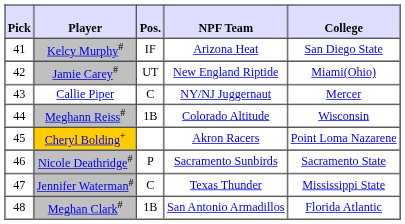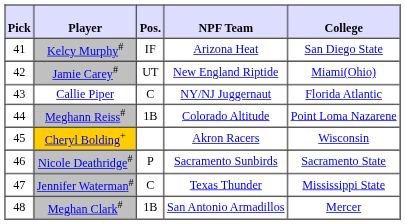(344, 94) Mercer -> (344, 94) Florida Atlantic
(344, 115) Wisconsin -> (344, 115) Point Loma Nazarene
(344, 138) Point Loma Nazarene -> (344, 138) Wisconsin
(344, 207) Florida Atlantic -> (344, 207) Mercer
